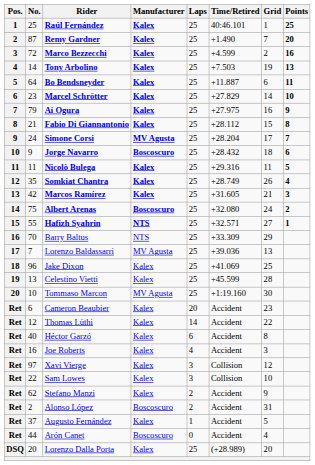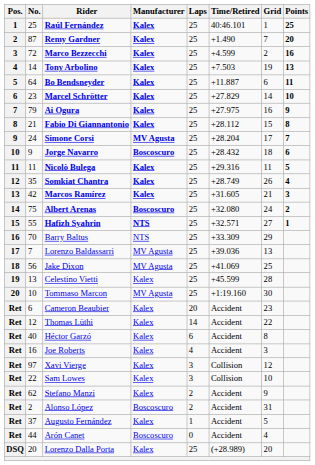(32, 265) 96 -> (32, 265) 56
(143, 265) Kalex -> (153, 265) MV Agusta
